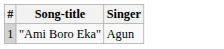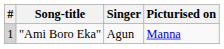+ column: (181, 14)
